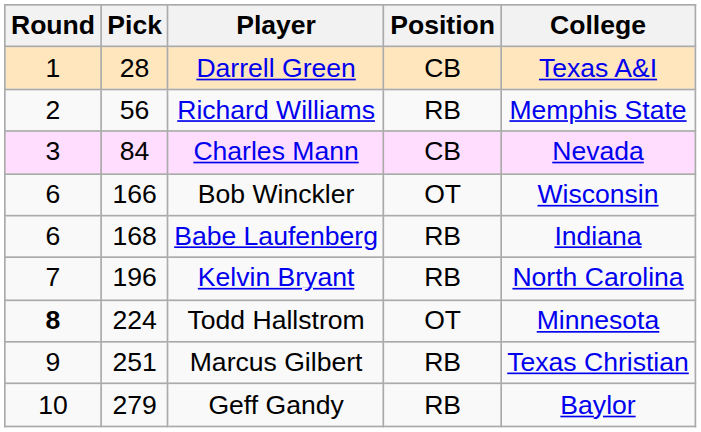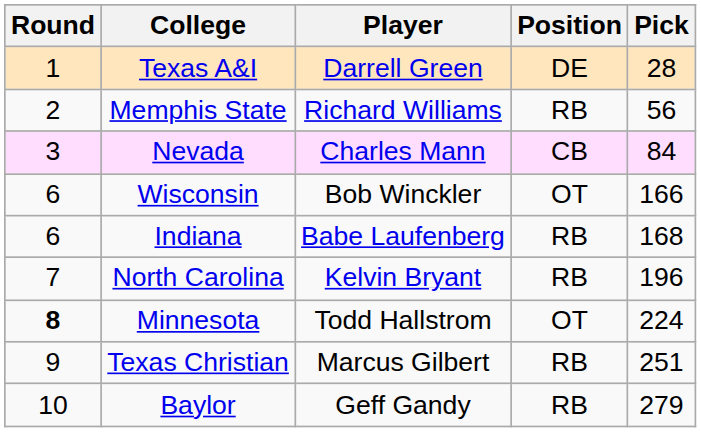columns swapped: (135, 25) <-> (598, 25)
(443, 67) CB -> (570, 67) DE
